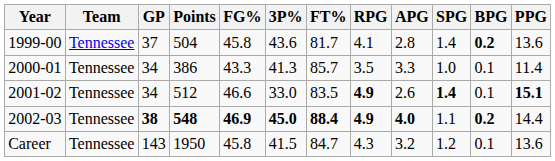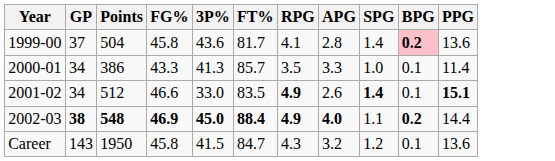- column: (102, 17)
(485, 42) no background -> (412, 42) pink background
